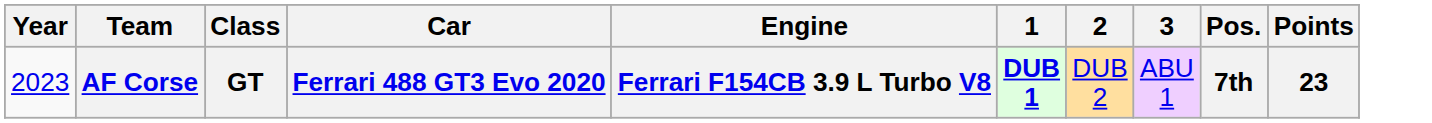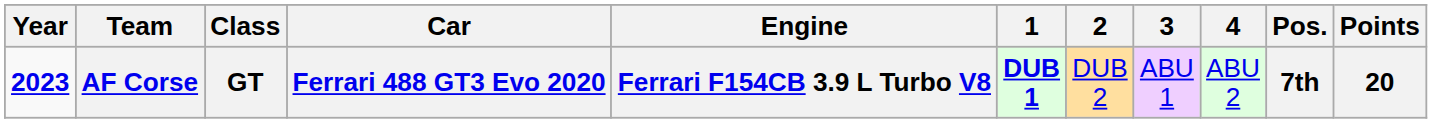+ column: (1233, 26)
(40, 82) normal -> (40, 82) bold
(1314, 82) 23 -> (1380, 82) 20
